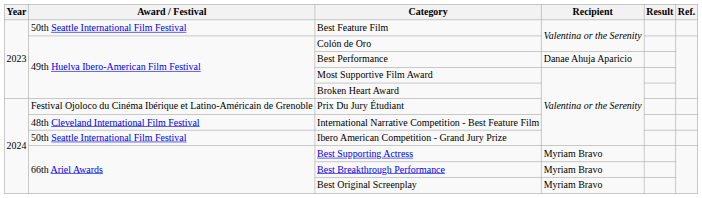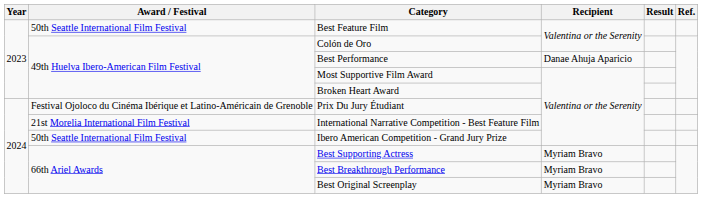(115, 122) 48th Cleveland International Film Festival -> (110, 122) 21st Morelia International Film Festival
